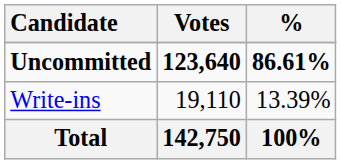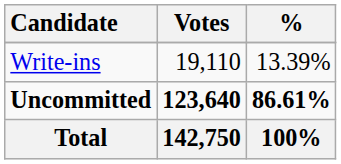rows swapped: (81, 61) <-> (55, 100)
